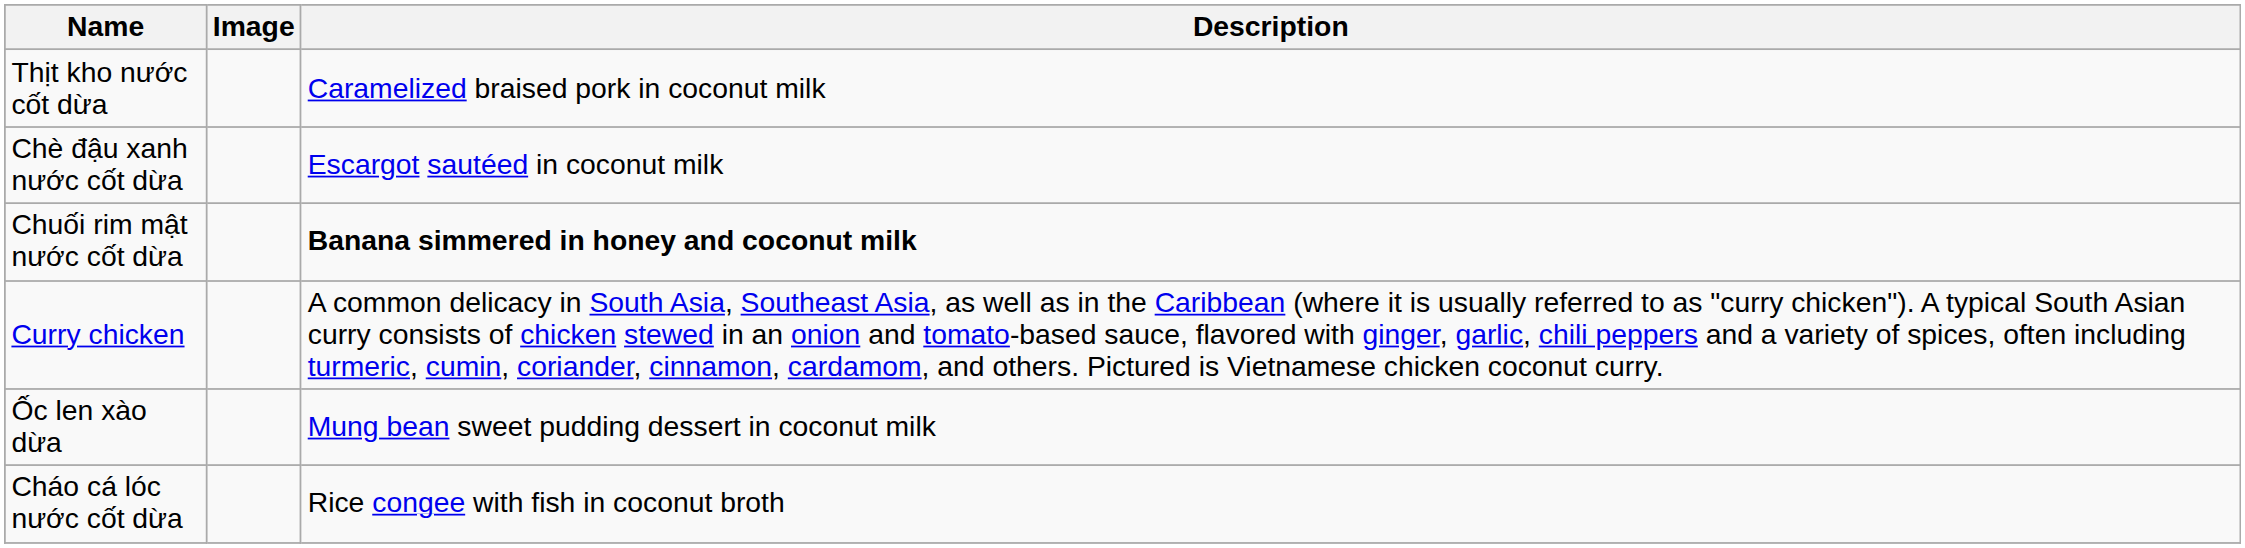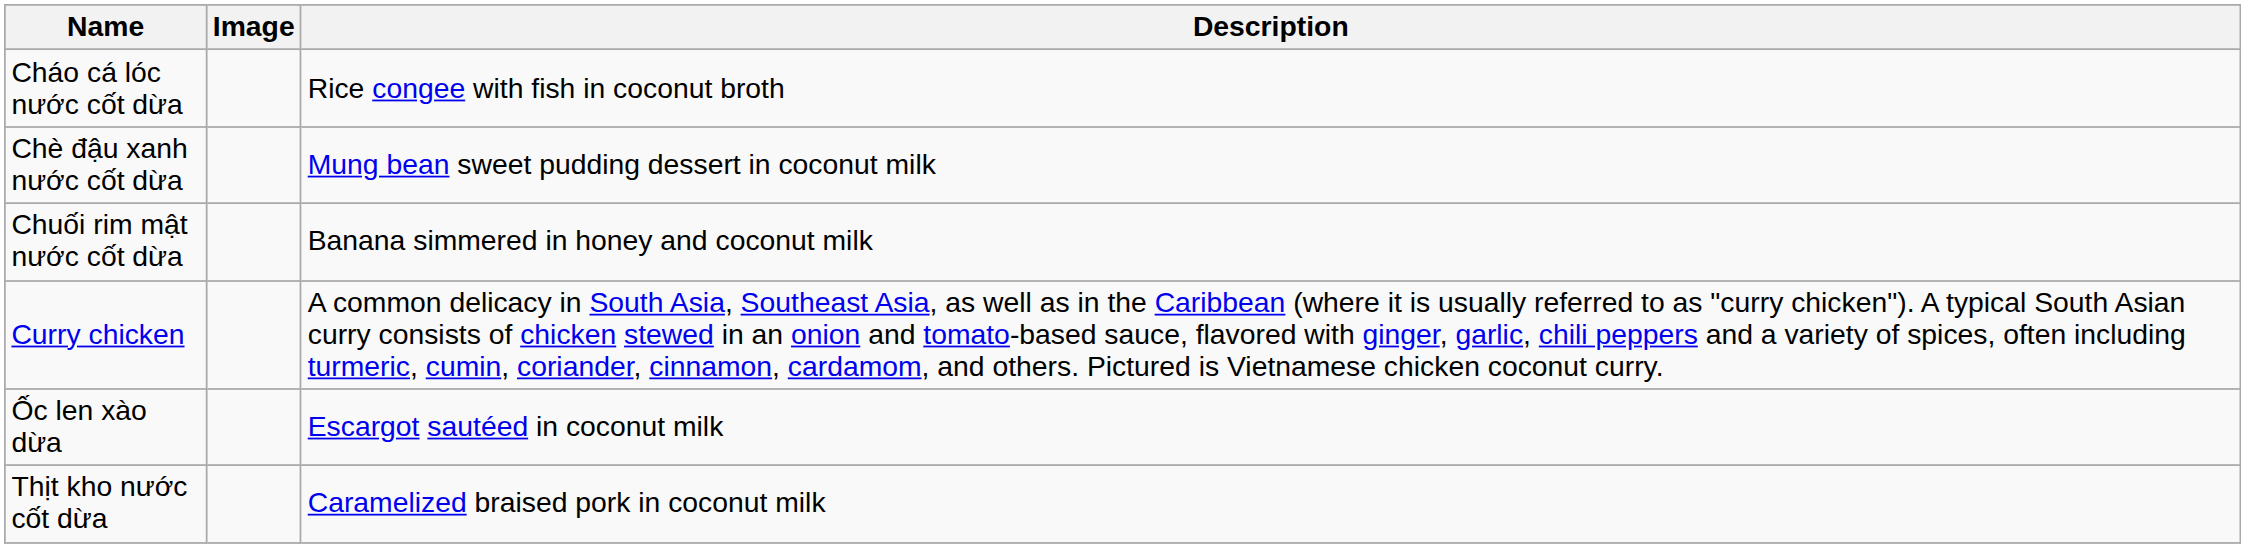rows swapped: (97, 503) <-> (99, 87)
(516, 164) Escargot sautéed in coconut milk -> (622, 164) Mung bean sweet pudding dessert in coconut milk
(612, 241) bold -> (590, 241) normal
(622, 426) Mung bean sweet pudding dessert in coconut milk -> (516, 426) Escargot sautéed in coconut milk
